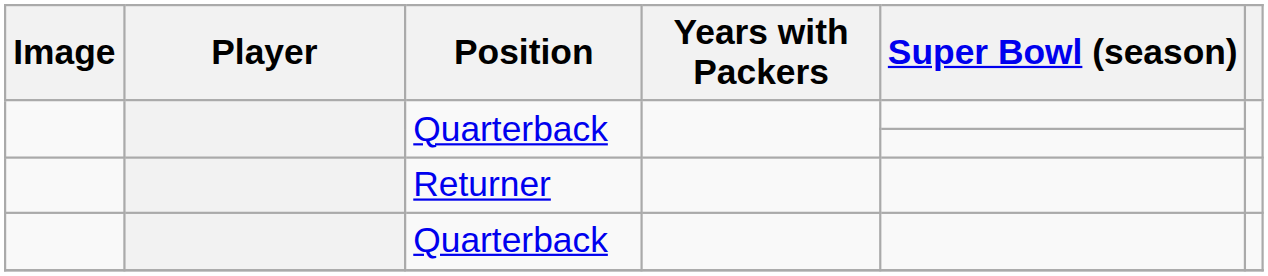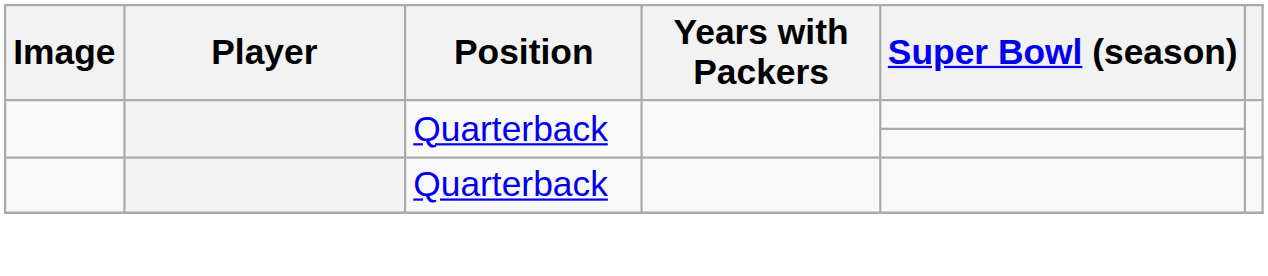- row: (64, 185)
